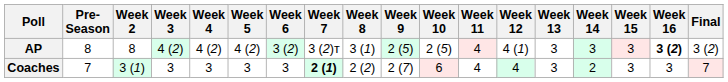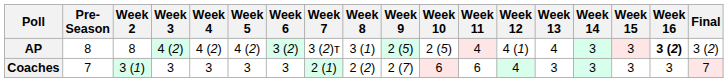(554, 48) 3 -> (554, 48) 4
(324, 68) bold -> (324, 68) normal
(477, 68) 4 -> (477, 68) 6
(592, 68) 2 -> (592, 68) 3
